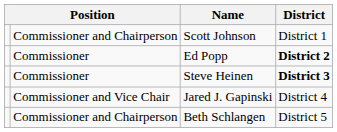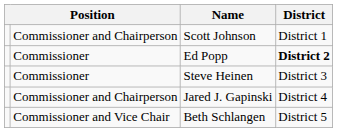(304, 76) bold -> (303, 76) normal
(92, 96) Commissioner and Vice Chair -> (95, 96) Commissioner and Chairperson
(95, 117) Commissioner and Chairperson -> (92, 117) Commissioner and Vice Chair
